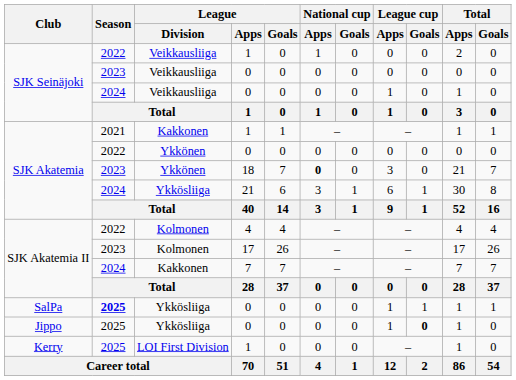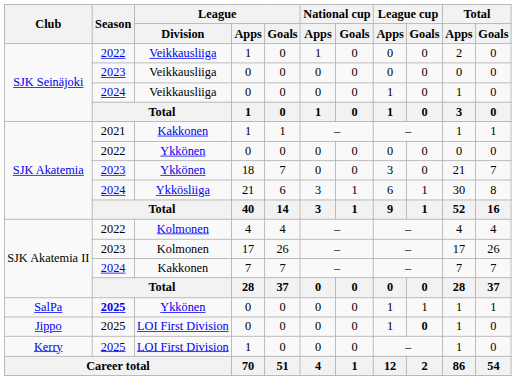(318, 170) bold -> (318, 170) normal
(183, 307) Ykkösliiga -> (183, 307) Ykkönen
(183, 326) Ykkösliiga -> (183, 326) LOI First Division
